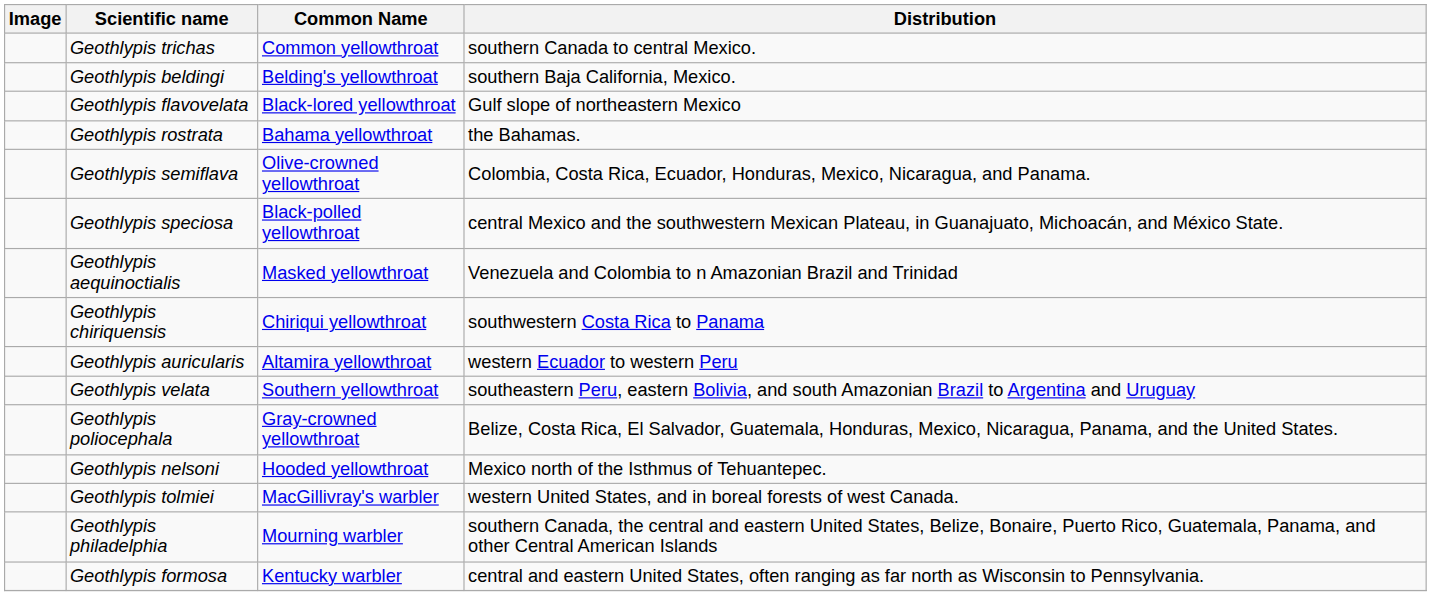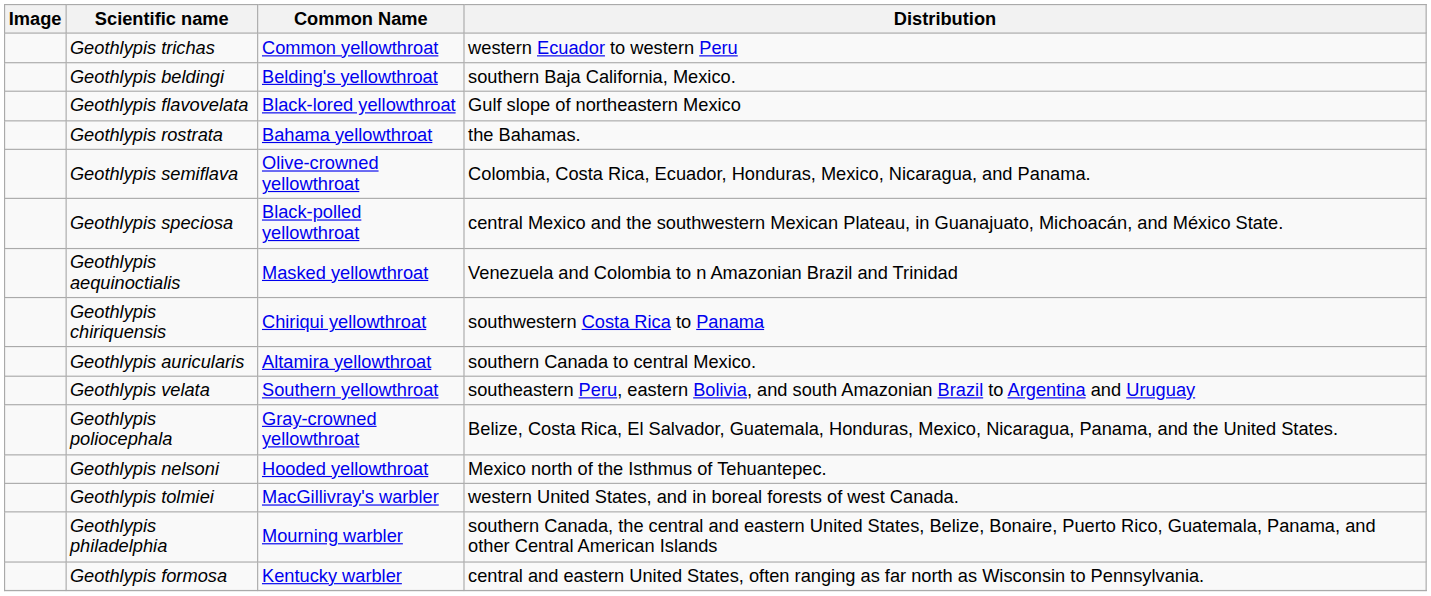(612, 47) southern Canada to central Mexico. -> (603, 47) western Ecuador to western Peru
(603, 361) western Ecuador to western Peru -> (612, 361) southern Canada to central Mexico.
